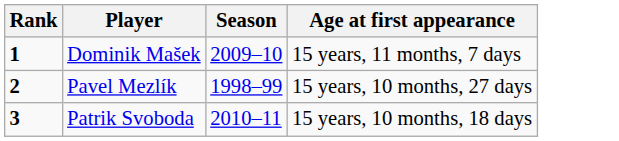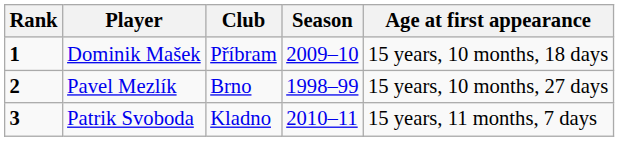+ column: (243, 20)
(407, 53) 15 years, 11 months, 7 days -> (488, 53) 15 years, 10 months, 18 days
(412, 119) 15 years, 10 months, 18 days -> (483, 119) 15 years, 11 months, 7 days
